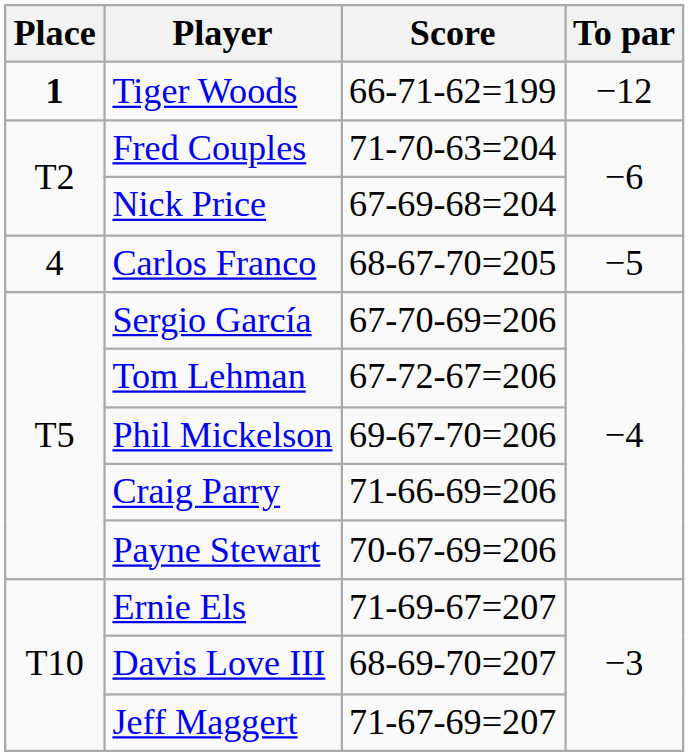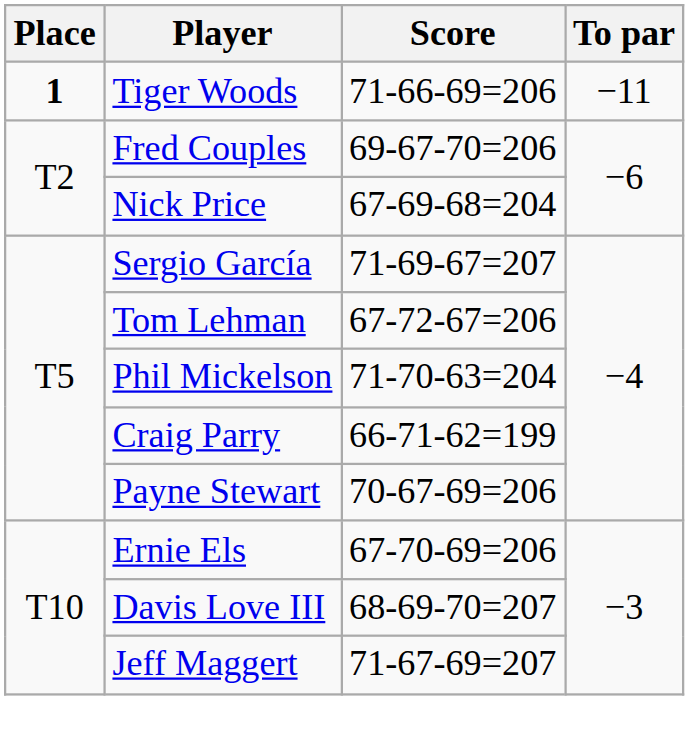(453, 90) 66-71-62=199 -> (453, 90) 71-66-69=206
(624, 90) −12 -> (624, 90) −11
(453, 147) 71-70-63=204 -> (453, 147) 69-67-70=206
- row: (214, 262)
(453, 319) 67-70-69=206 -> (453, 262) 71-69-67=207
(453, 434) 69-67-70=206 -> (453, 377) 71-70-63=204
(453, 491) 71-66-69=206 -> (453, 434) 66-71-62=199
(453, 606) 71-69-67=207 -> (453, 549) 67-70-69=206
